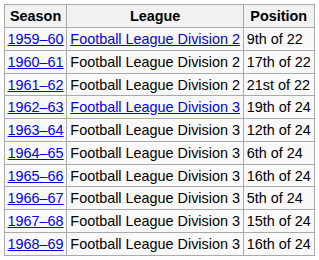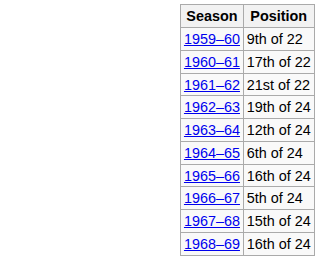- column: (155, 16)
